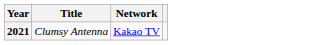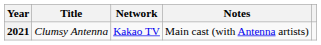+ column: (237, 13)
